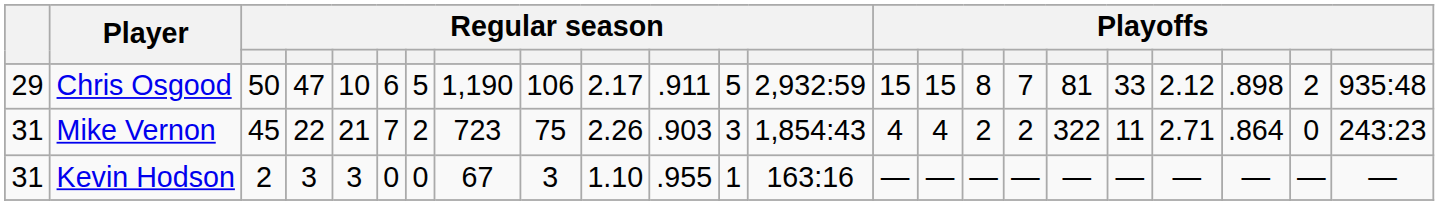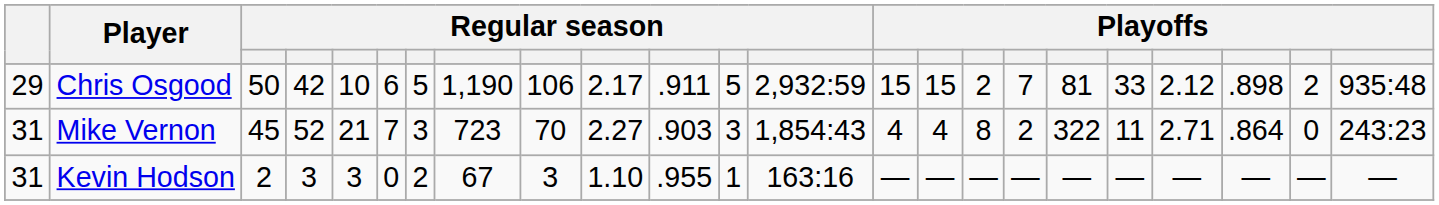(309, 85) 47 -> (309, 85) 42
(984, 85) 8 -> (984, 85) 2
(309, 131) 22 -> (309, 131) 52
(420, 131) 2 -> (420, 131) 3
(550, 131) 75 -> (550, 131) 70
(615, 131) 2.26 -> (615, 131) 2.27
(984, 131) 2 -> (984, 131) 8
(420, 176) 0 -> (420, 176) 2
